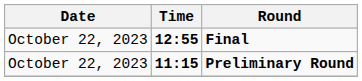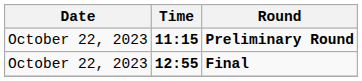rows swapped: (280, 64) <-> (227, 40)
